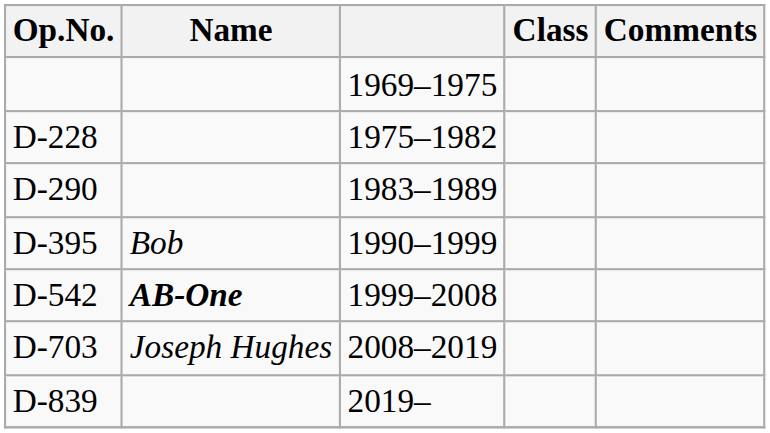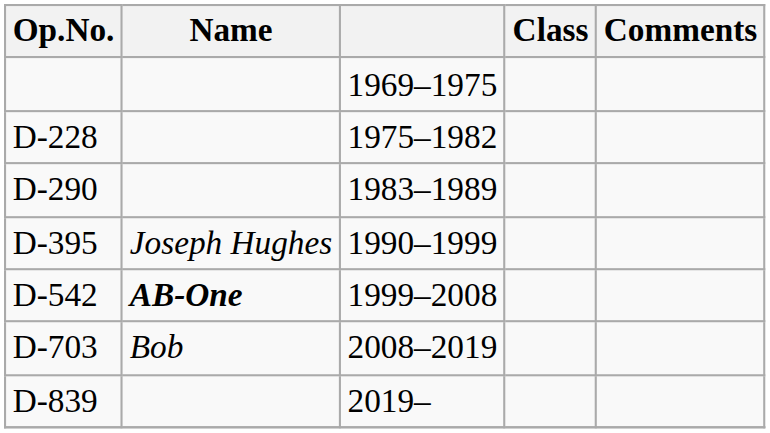(157, 242) Bob -> (231, 242) Joseph Hughes
(231, 347) Joseph Hughes -> (157, 347) Bob
